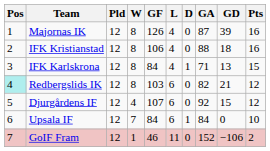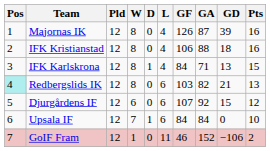columns swapped: (189, 13) <-> (155, 13)
(254, 84) 12 -> (254, 84) 13
(133, 102) 4 -> (133, 102) 6
